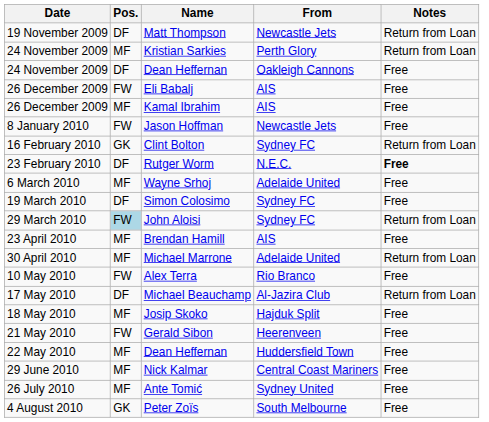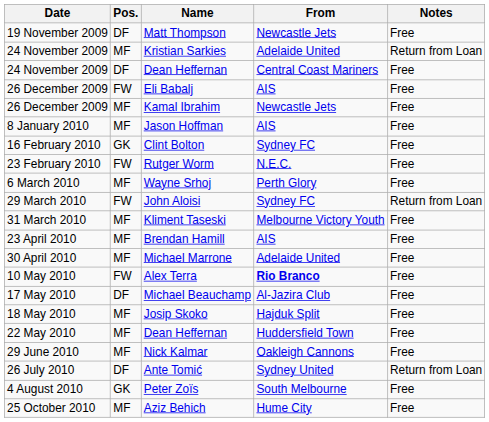(430, 32) Return from Loan -> (402, 32) Free
(286, 51) Perth Glory -> (298, 51) Adelaide United
(305, 70) Oakleigh Cannons -> (317, 70) Central Coast Mariners
(266, 107) AIS -> (296, 107) Newcastle Jets
(122, 126) FW -> (122, 126) MF
(296, 126) Newcastle Jets -> (266, 126) AIS
(430, 145) Return from Loan -> (402, 145) Free
(121, 164) DF -> (122, 164) FW
(396, 164) bold -> (402, 164) normal
(298, 182) Adelaide United -> (286, 182) Perth Glory
- row: (47, 201)
(122, 220) lightblue background -> (122, 201) no background
+ row: (47, 220)
(430, 257) Return from Loan -> (402, 257) Free
(286, 276) normal -> (288, 276) bold
(430, 295) Return from Loan -> (402, 295) Free
- row: (41, 333)
(317, 370) Central Coast Mariners -> (305, 351) Oakleigh Cannons
(122, 389) MF -> (121, 370) DF
(396, 389) Free -> (436, 370) Return from Loan
+ row: (51, 408)
